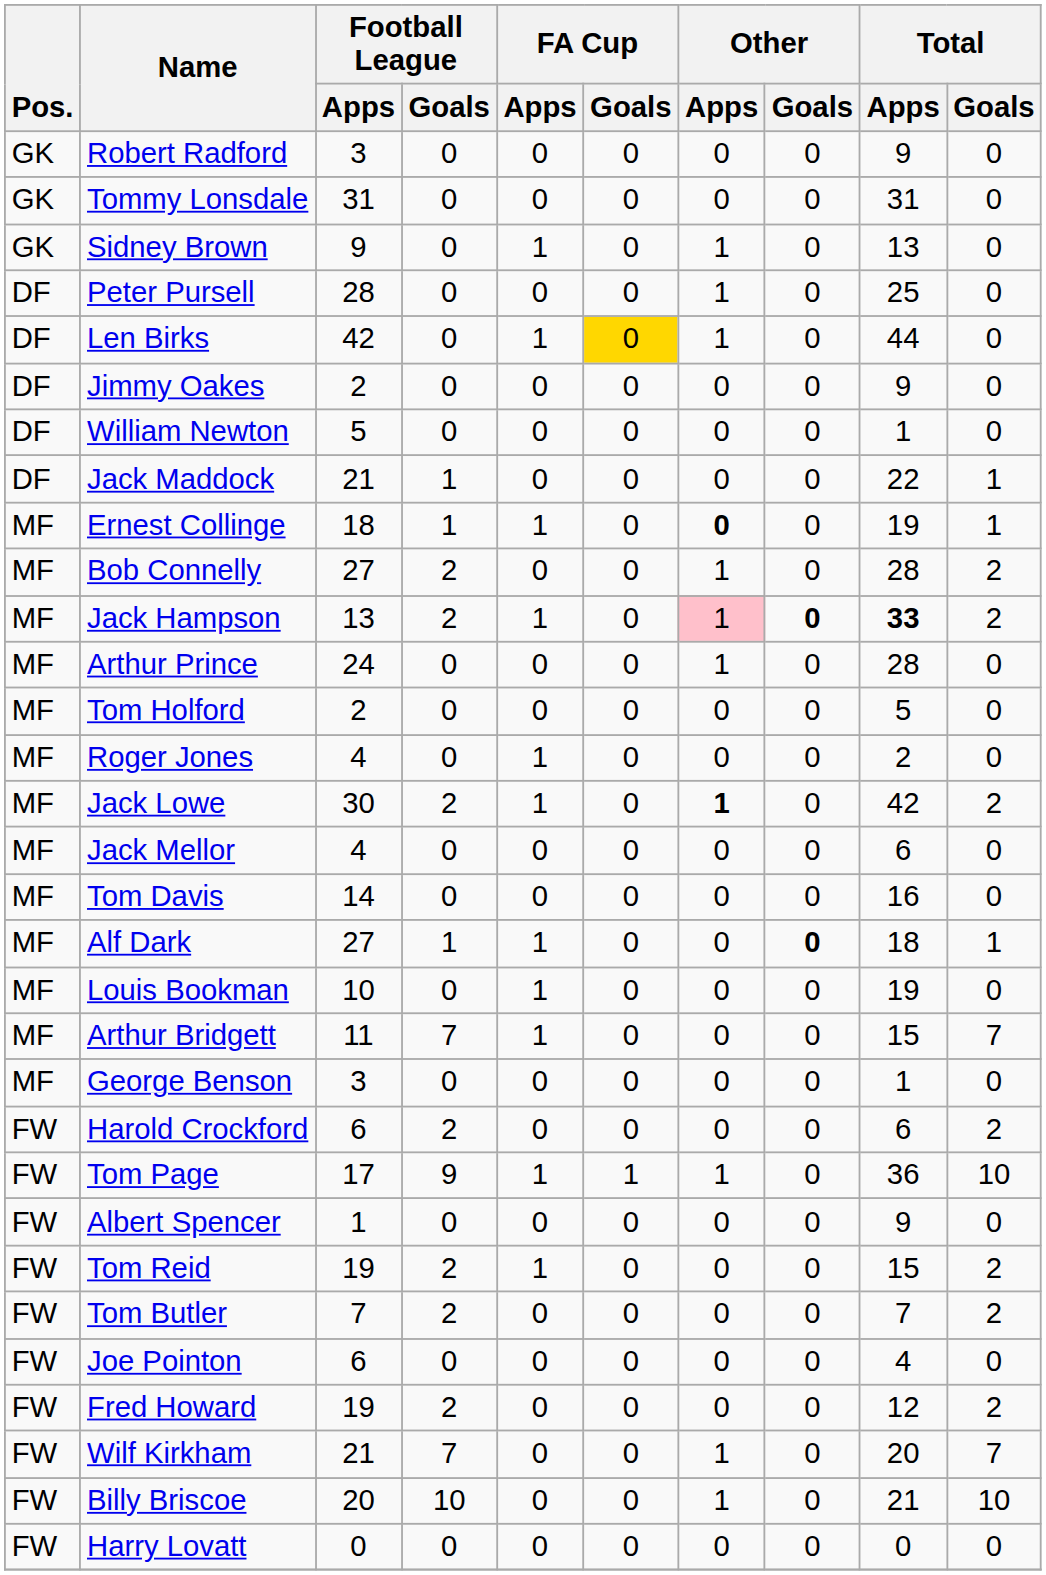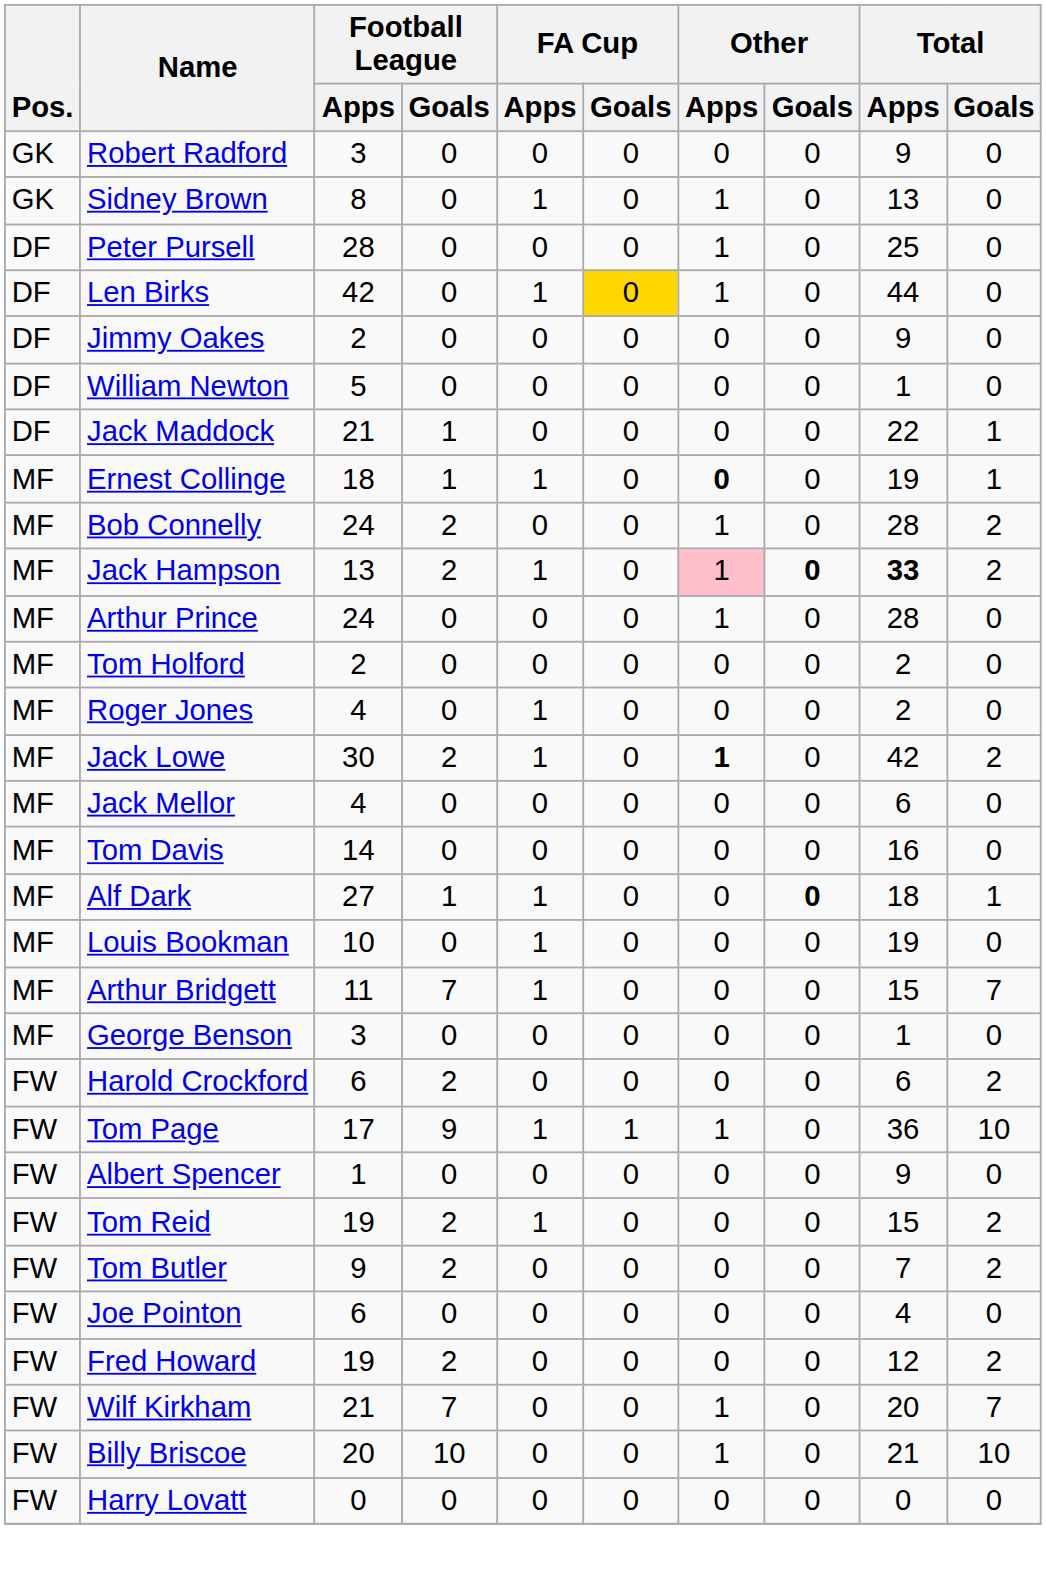- row: (198, 199)
(358, 246) 9 -> (358, 199) 8
(358, 571) 27 -> (358, 525) 24
(903, 710) 5 -> (903, 664) 2
(358, 1314) 7 -> (358, 1268) 9
